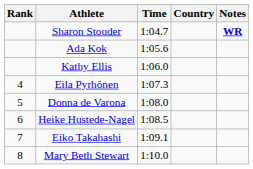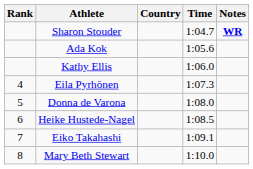columns swapped: (194, 13) <-> (154, 13)
